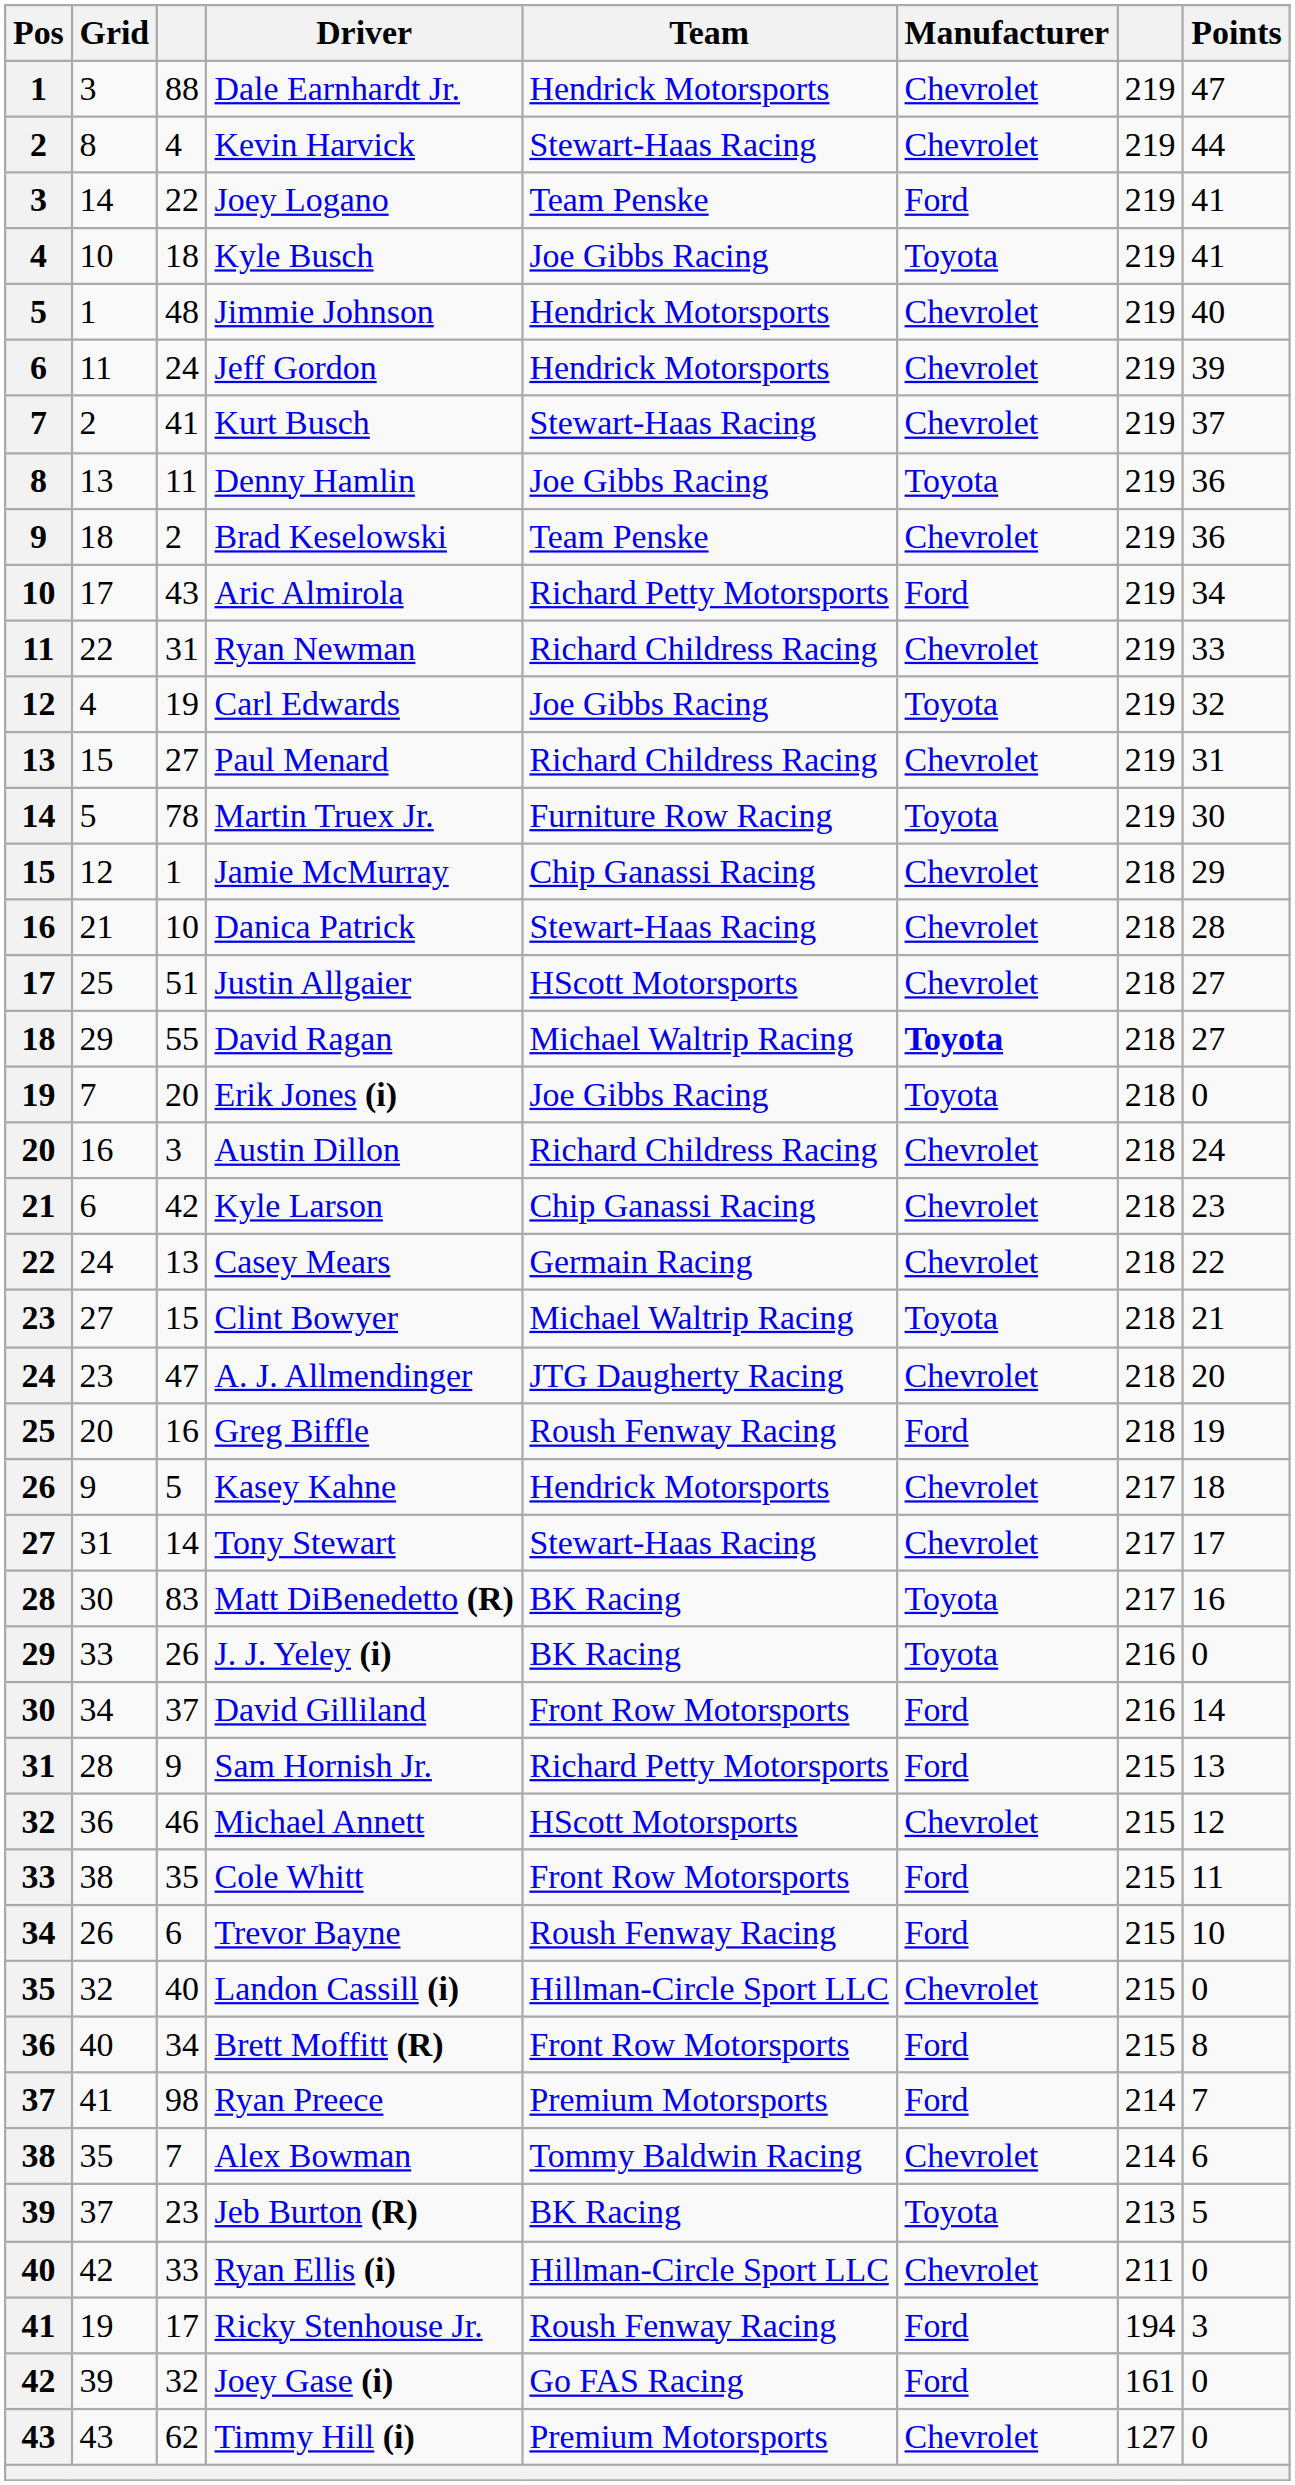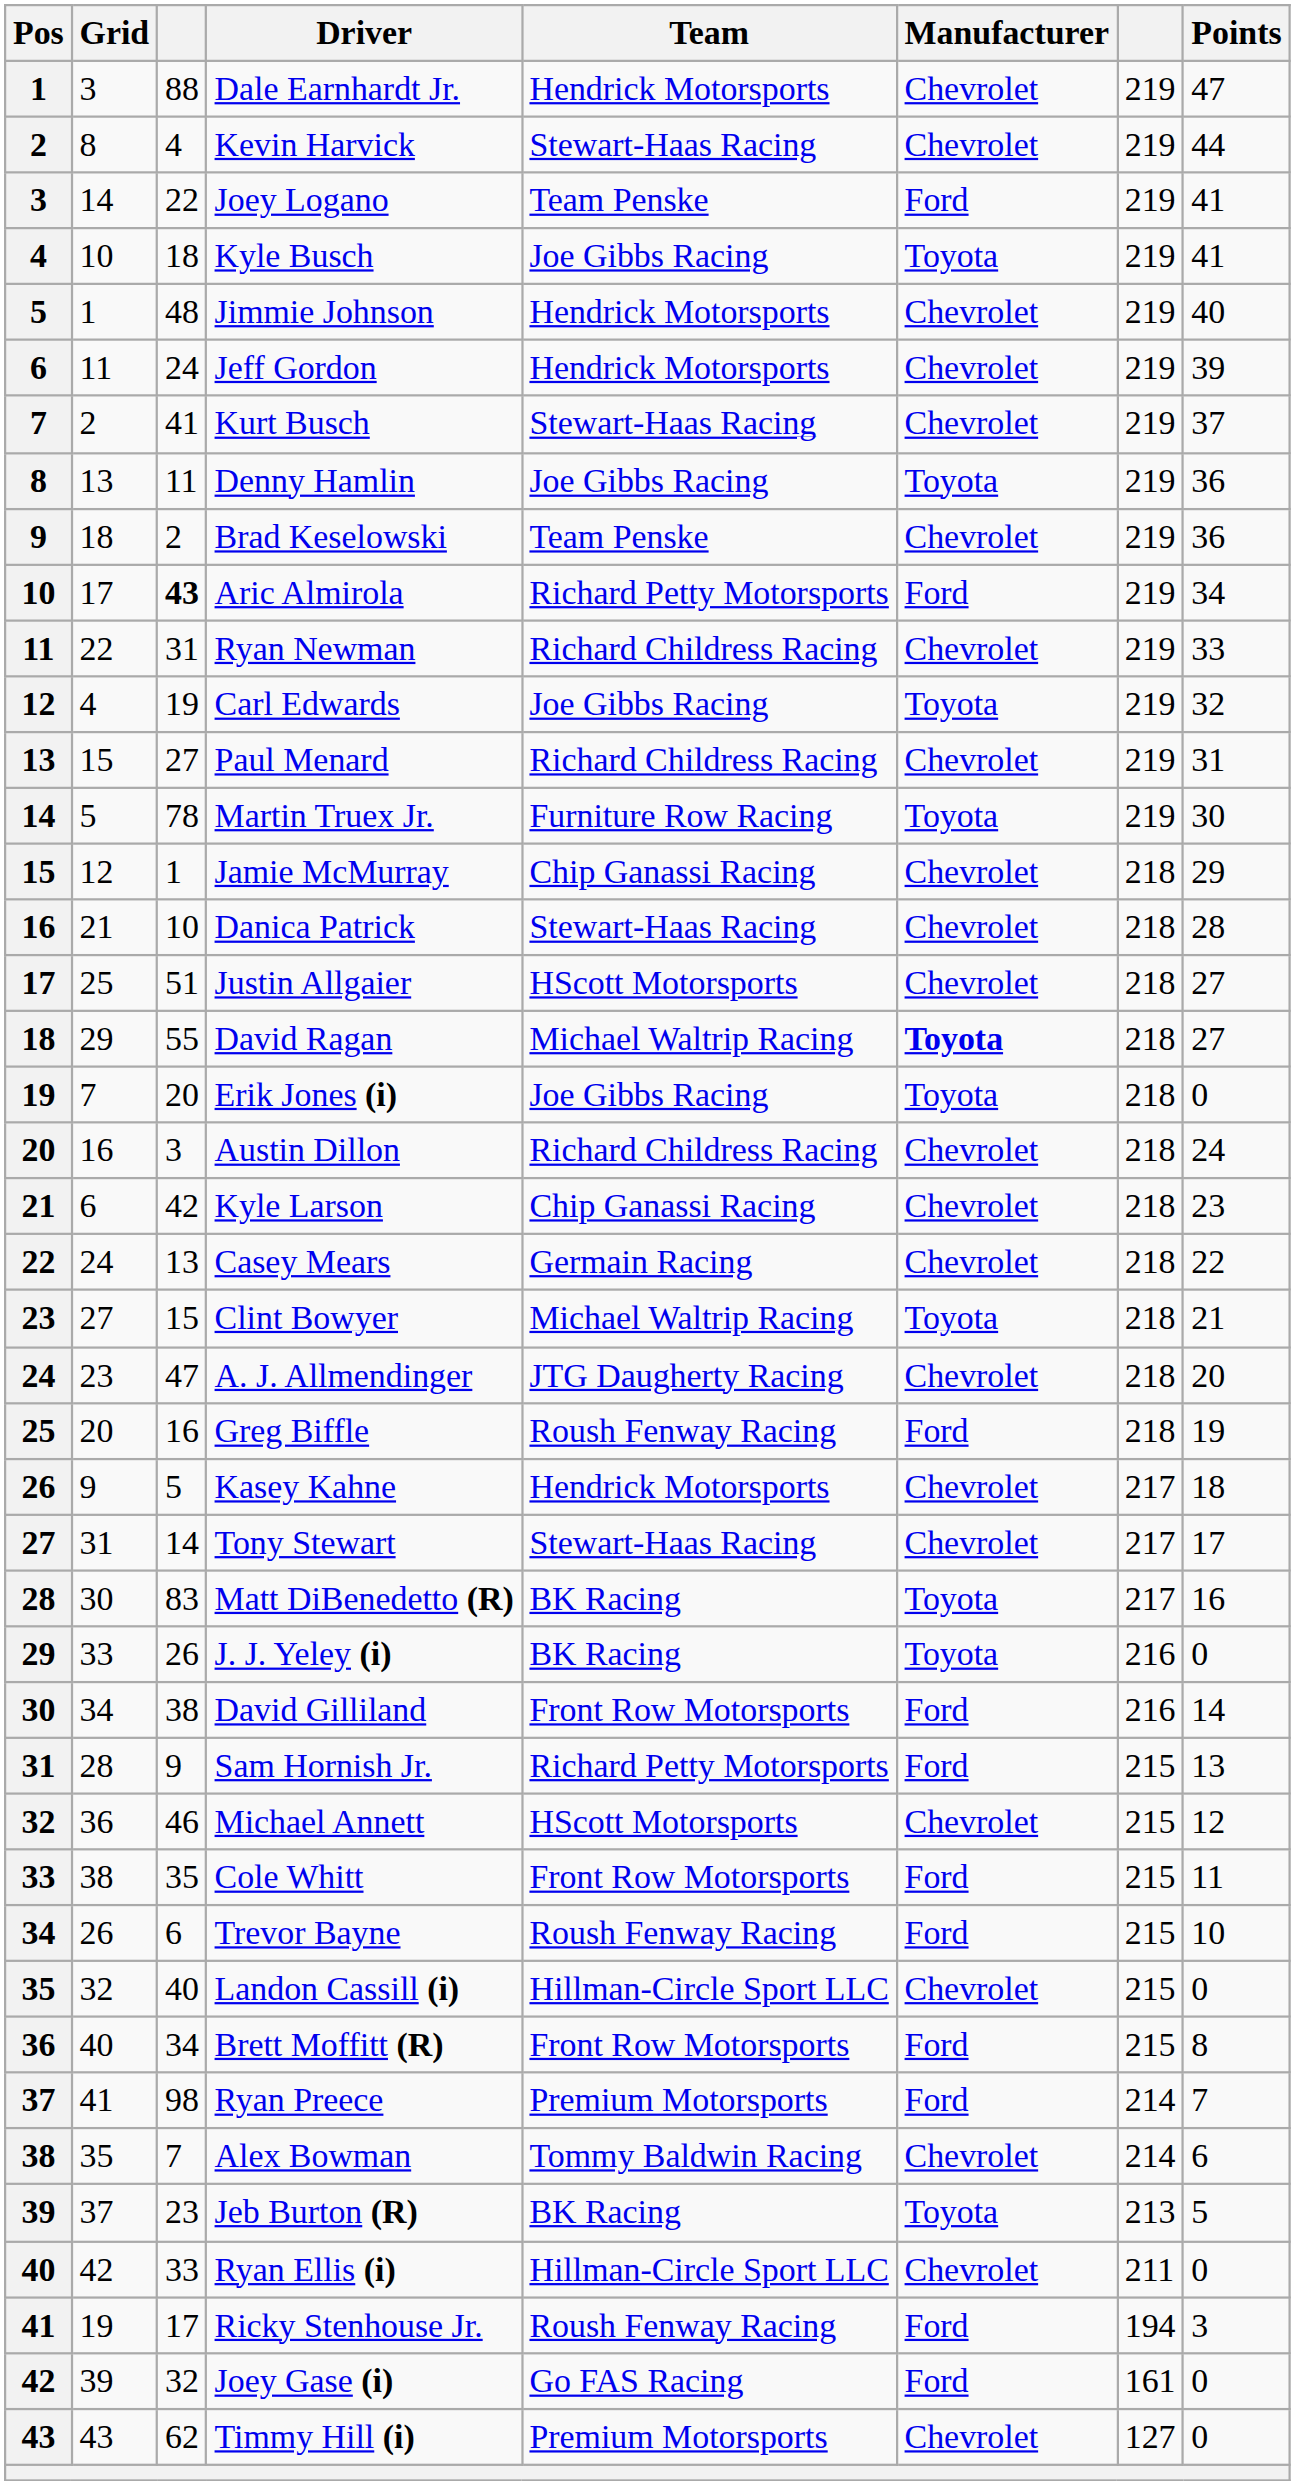(182, 591) normal -> (182, 591) bold
(182, 1709) 37 -> (182, 1709) 38
